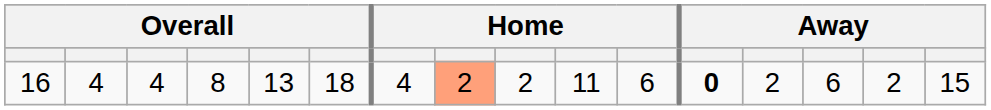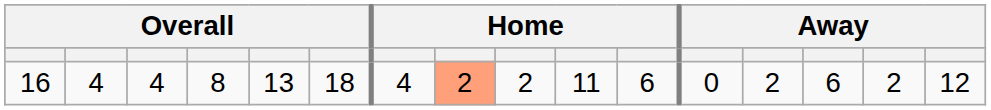(711, 82) bold -> (711, 82) normal
(955, 82) 15 -> (955, 82) 12
